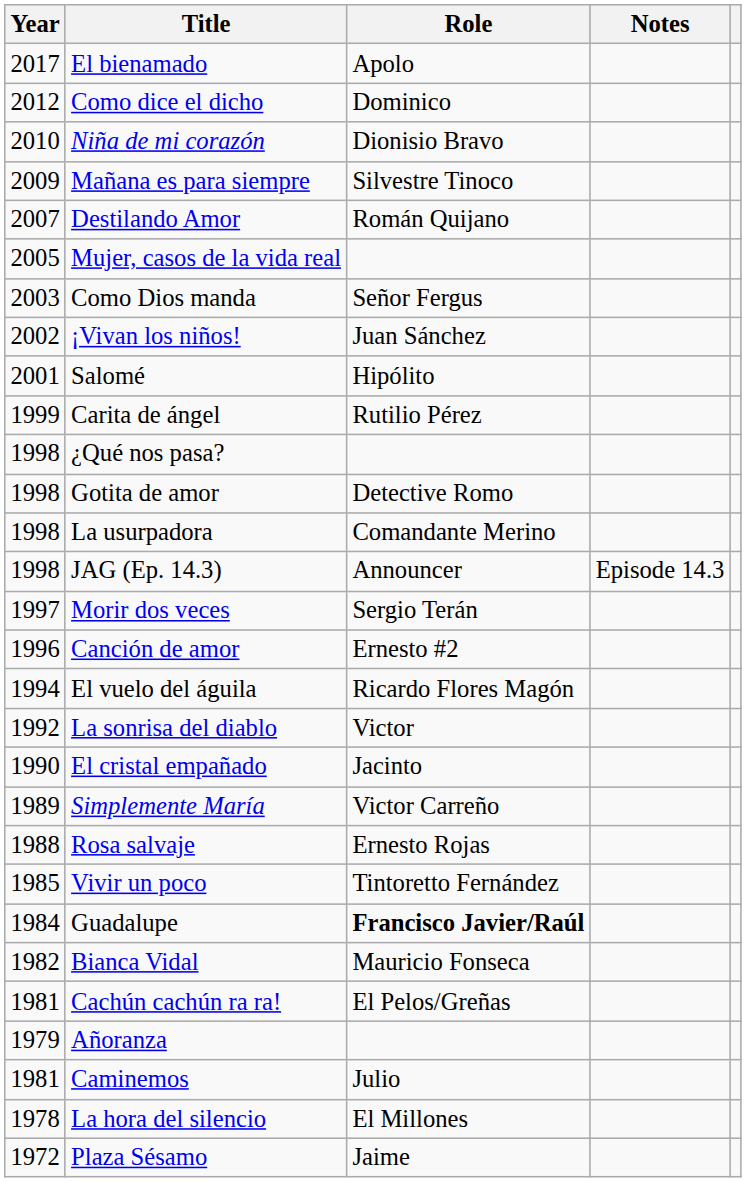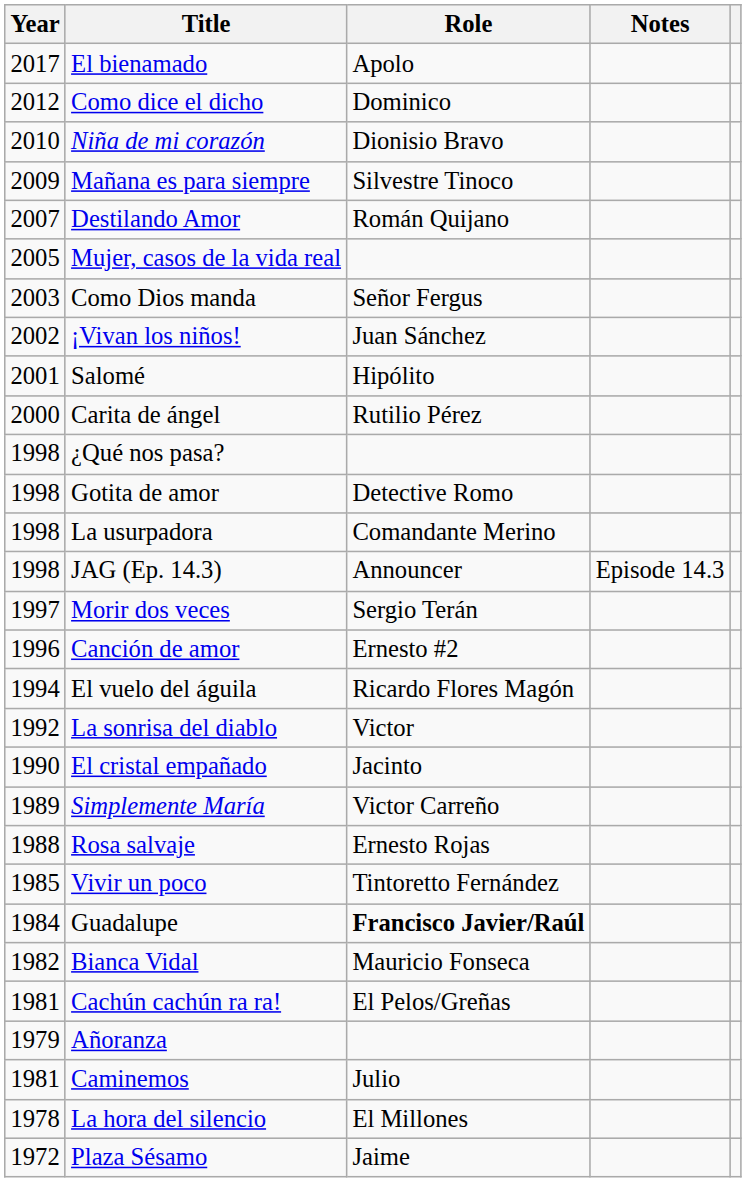(35, 414) 1999 -> (35, 414) 2000
